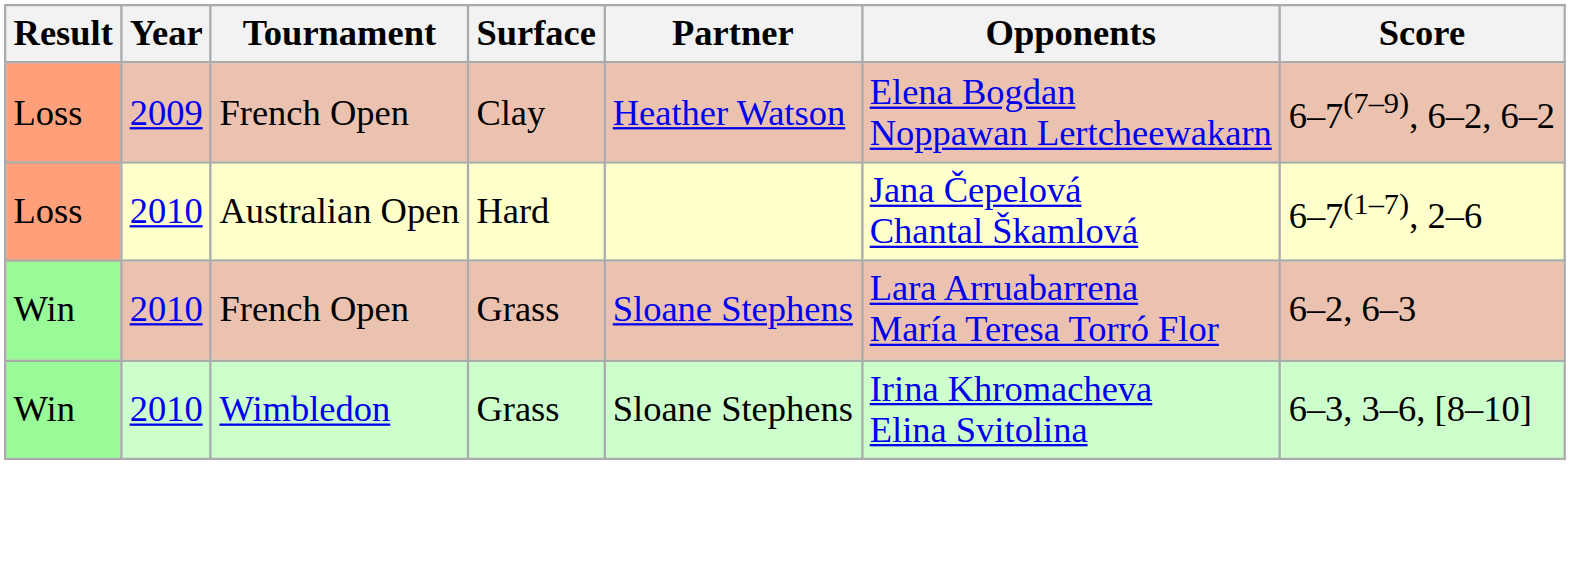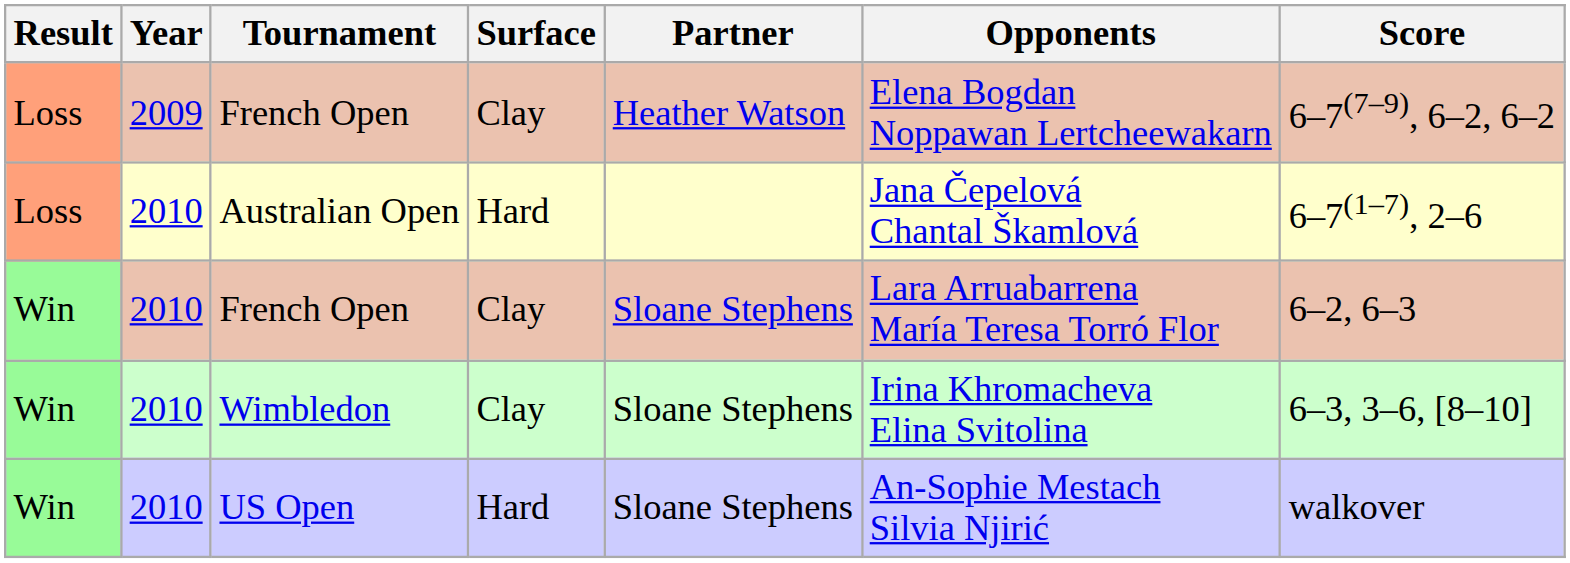(518, 309) Grass -> (511, 309) Clay
(518, 408) Grass -> (511, 408) Clay
+ row: (44, 507)
